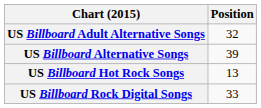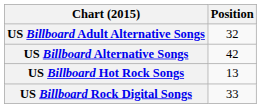(232, 53) 39 -> (232, 53) 42
